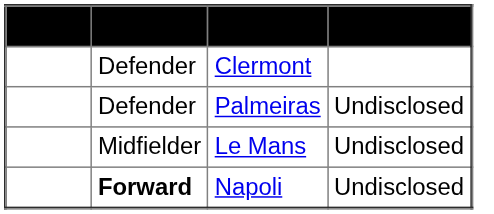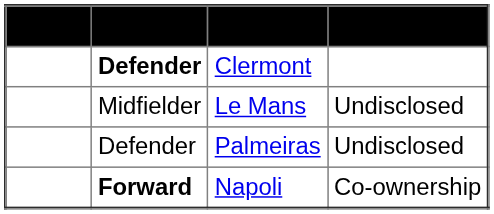(147, 66) normal -> (150, 66) bold
rows swapped: (260, 146) <-> (268, 106)
(399, 187) Undisclosed -> (408, 187) Co-ownership
